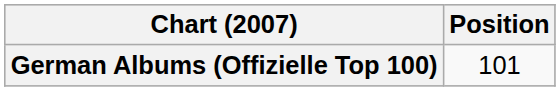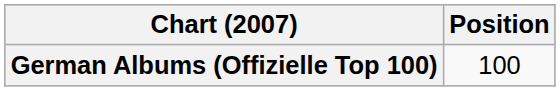(499, 65) 101 -> (499, 65) 100
